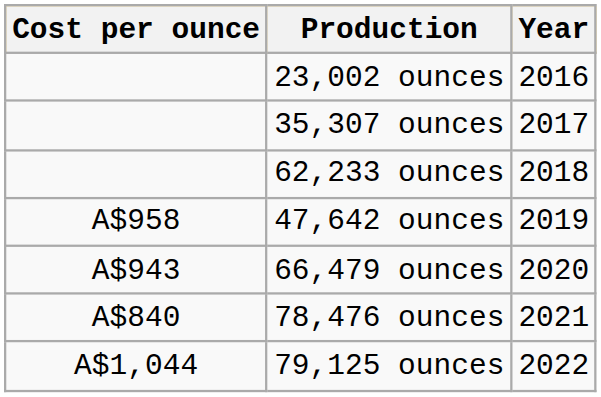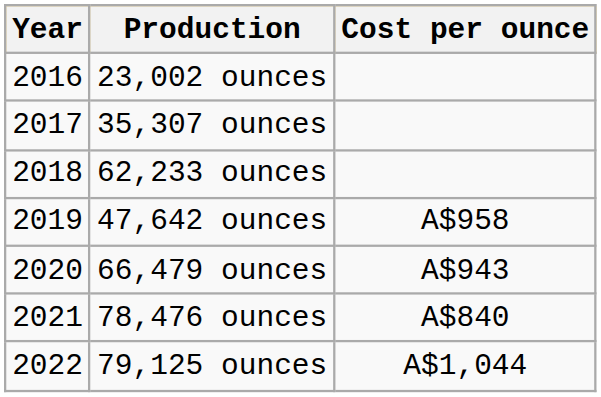columns swapped: (554, 29) <-> (136, 29)
